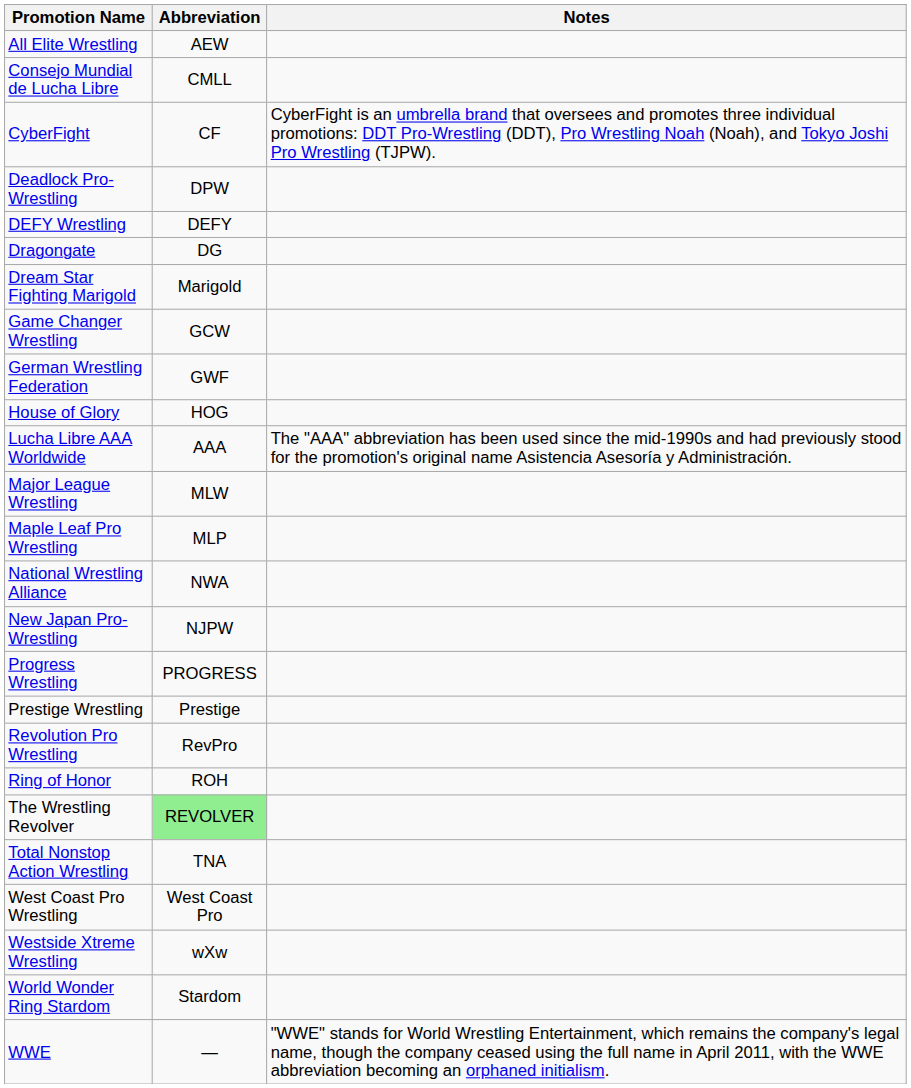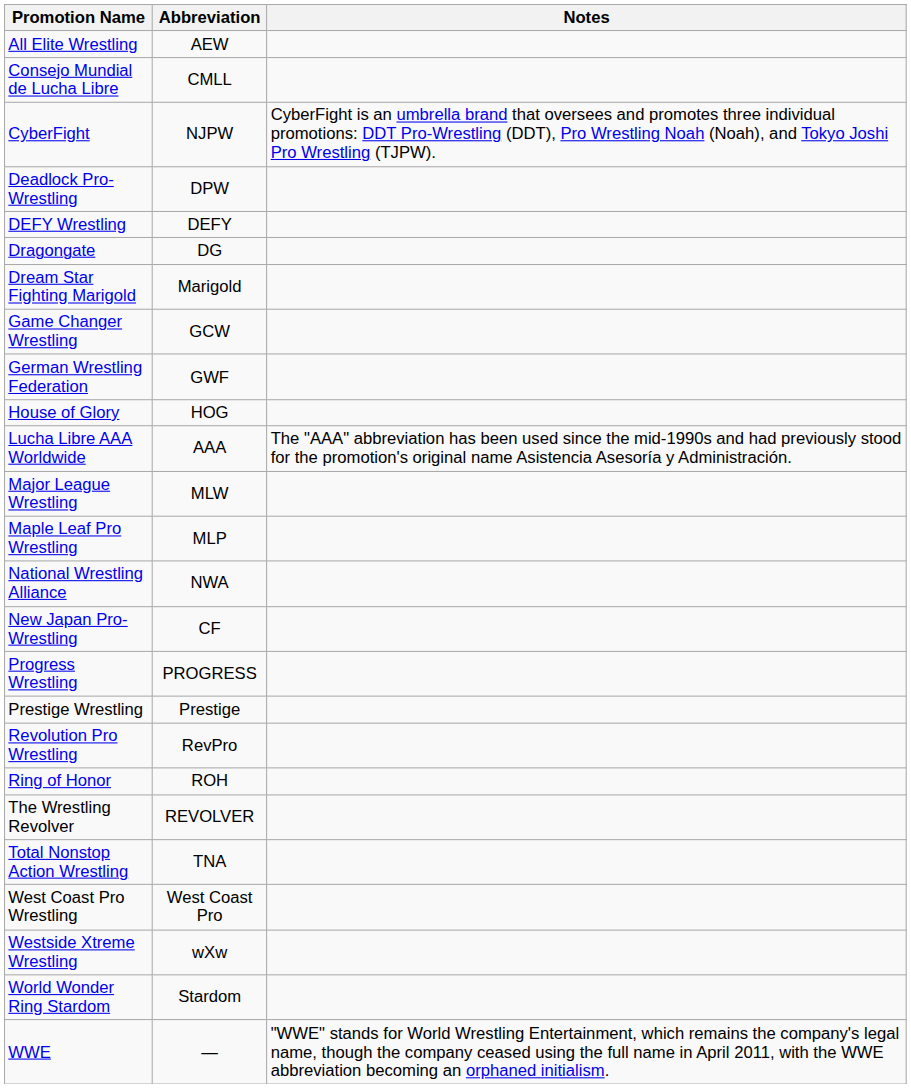(210, 134) CF -> (210, 134) NJPW
(210, 628) NJPW -> (210, 628) CF
(210, 816) lightgreen background -> (210, 816) no background
